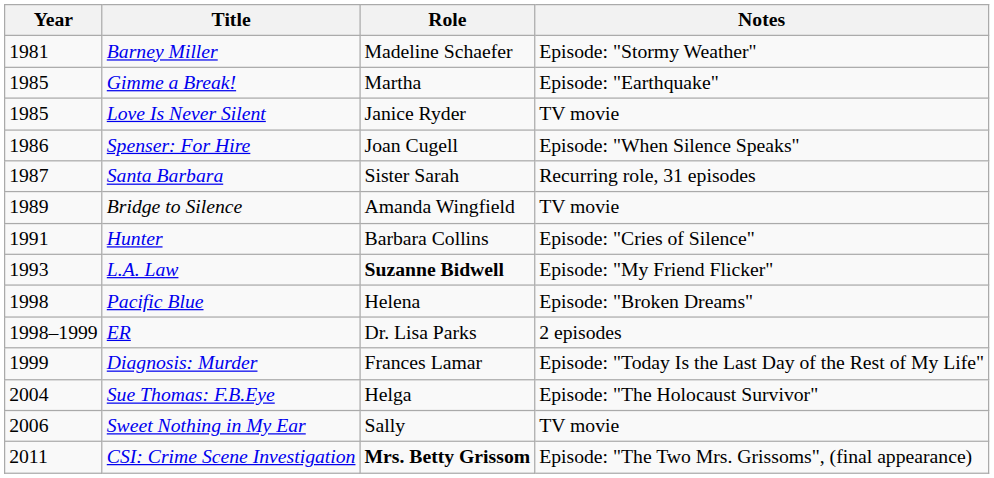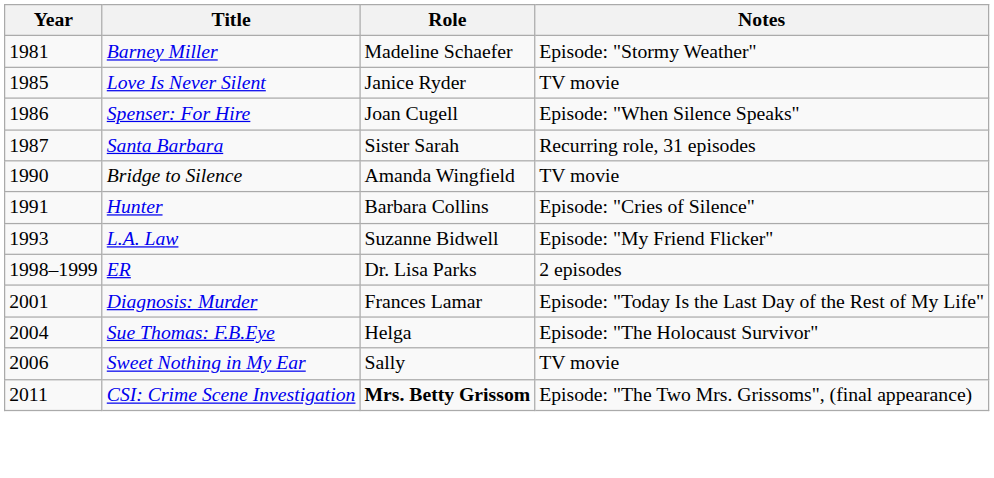- row: (171, 82)
(29, 207) 1989 -> (29, 176) 1990
(434, 269) bold -> (431, 238) normal
- row: (155, 301)
(29, 363) 1999 -> (29, 301) 2001
